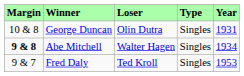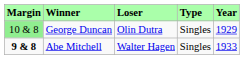(24, 29) no background -> (24, 29) lightgreen background
(226, 29) 1931 -> (226, 29) 1929
(226, 46) 1934 -> (226, 46) 1933
- row: (67, 63)
